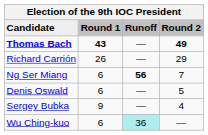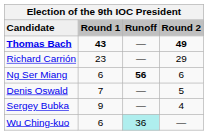(100, 59) 26 -> (100, 59) 23
(181, 75) 7 -> (181, 75) 6
(100, 91) 6 -> (100, 91) 7
